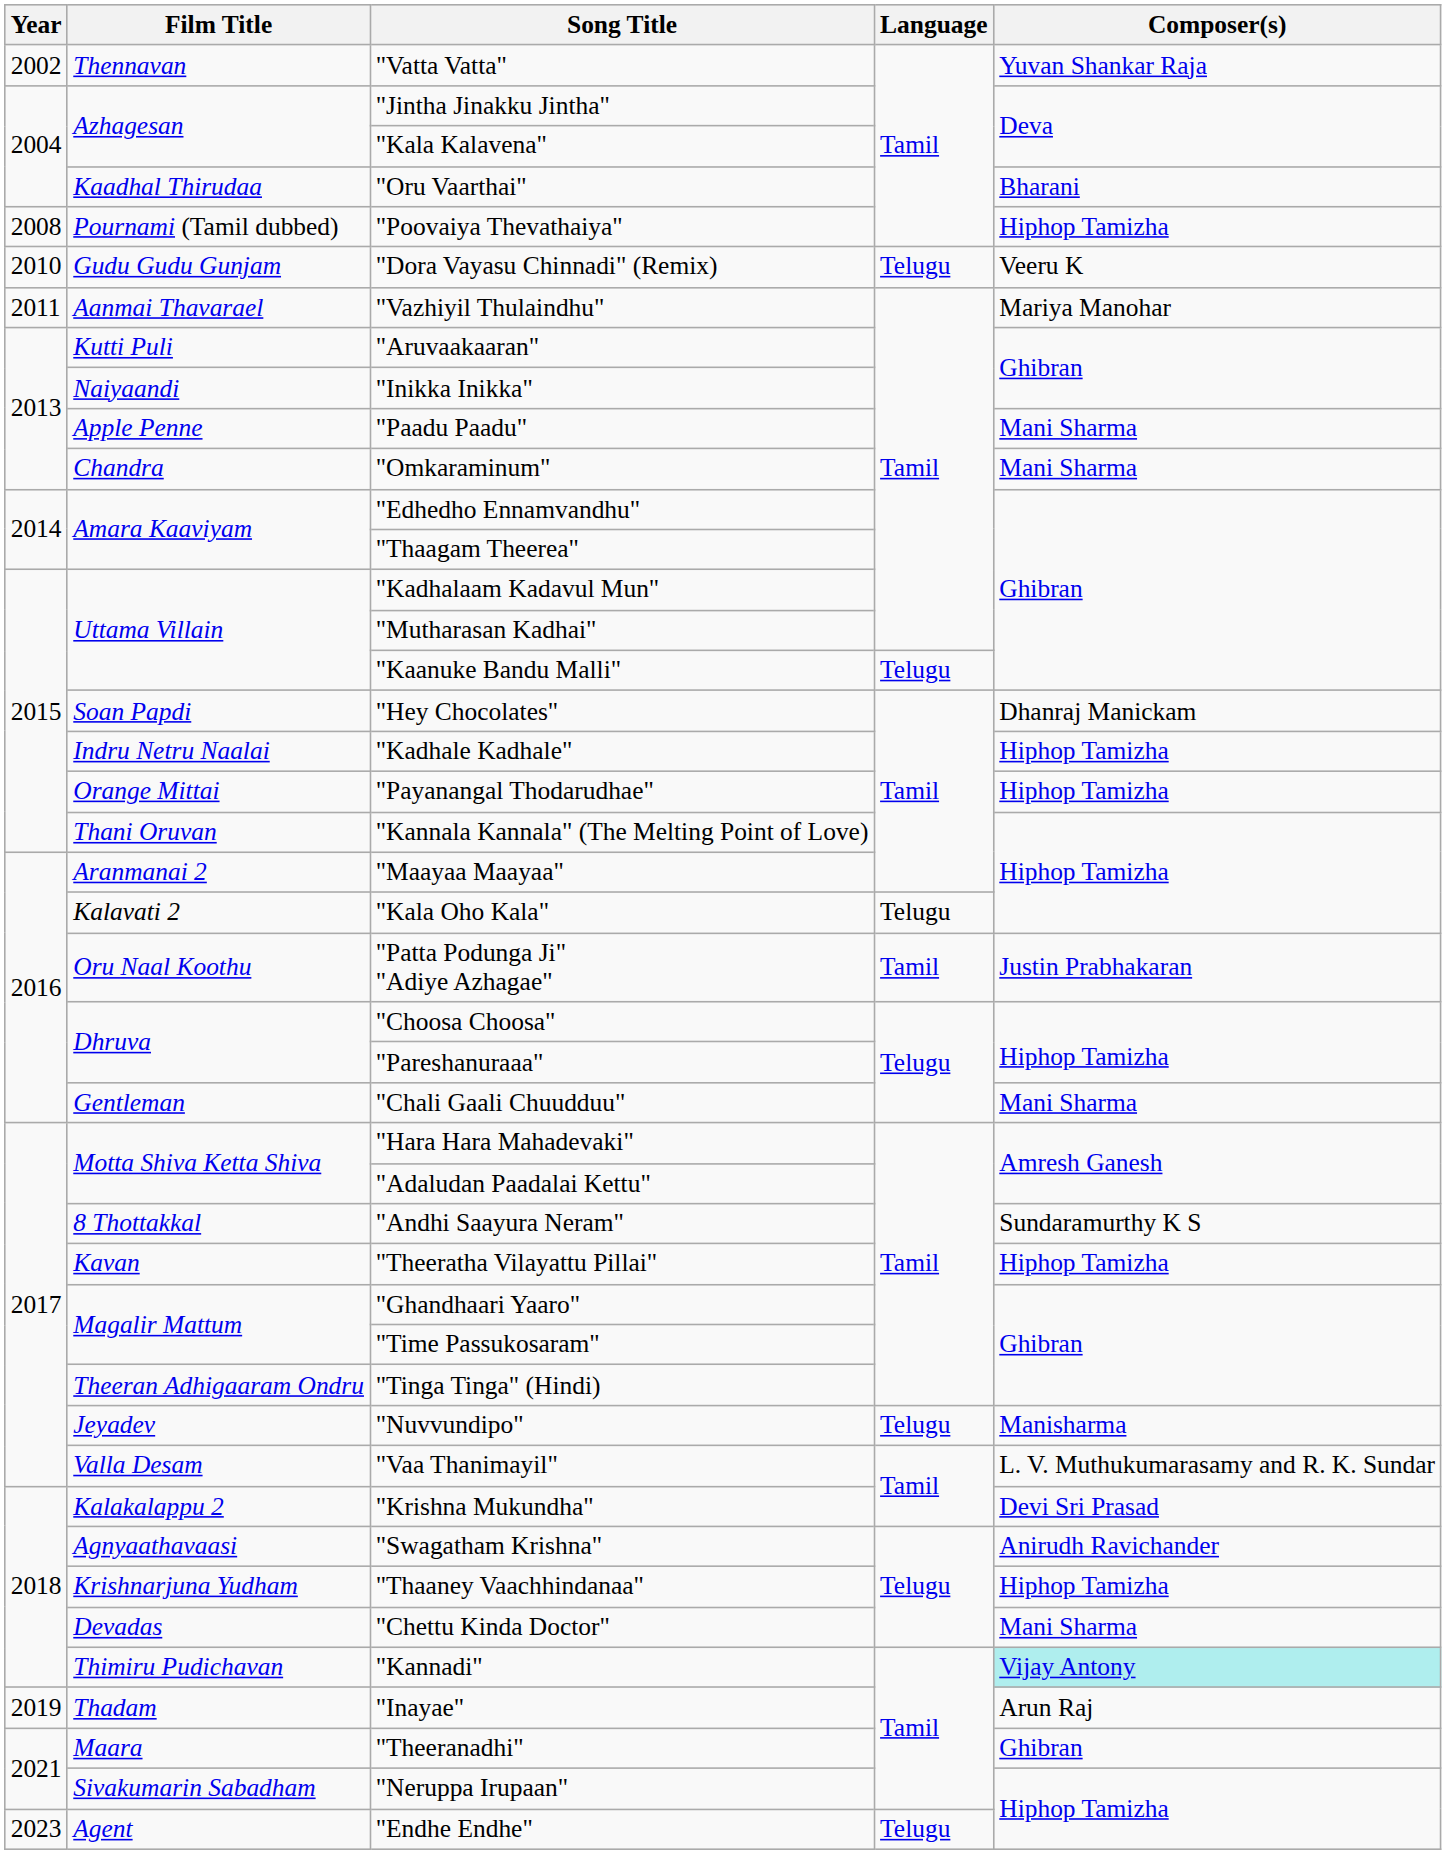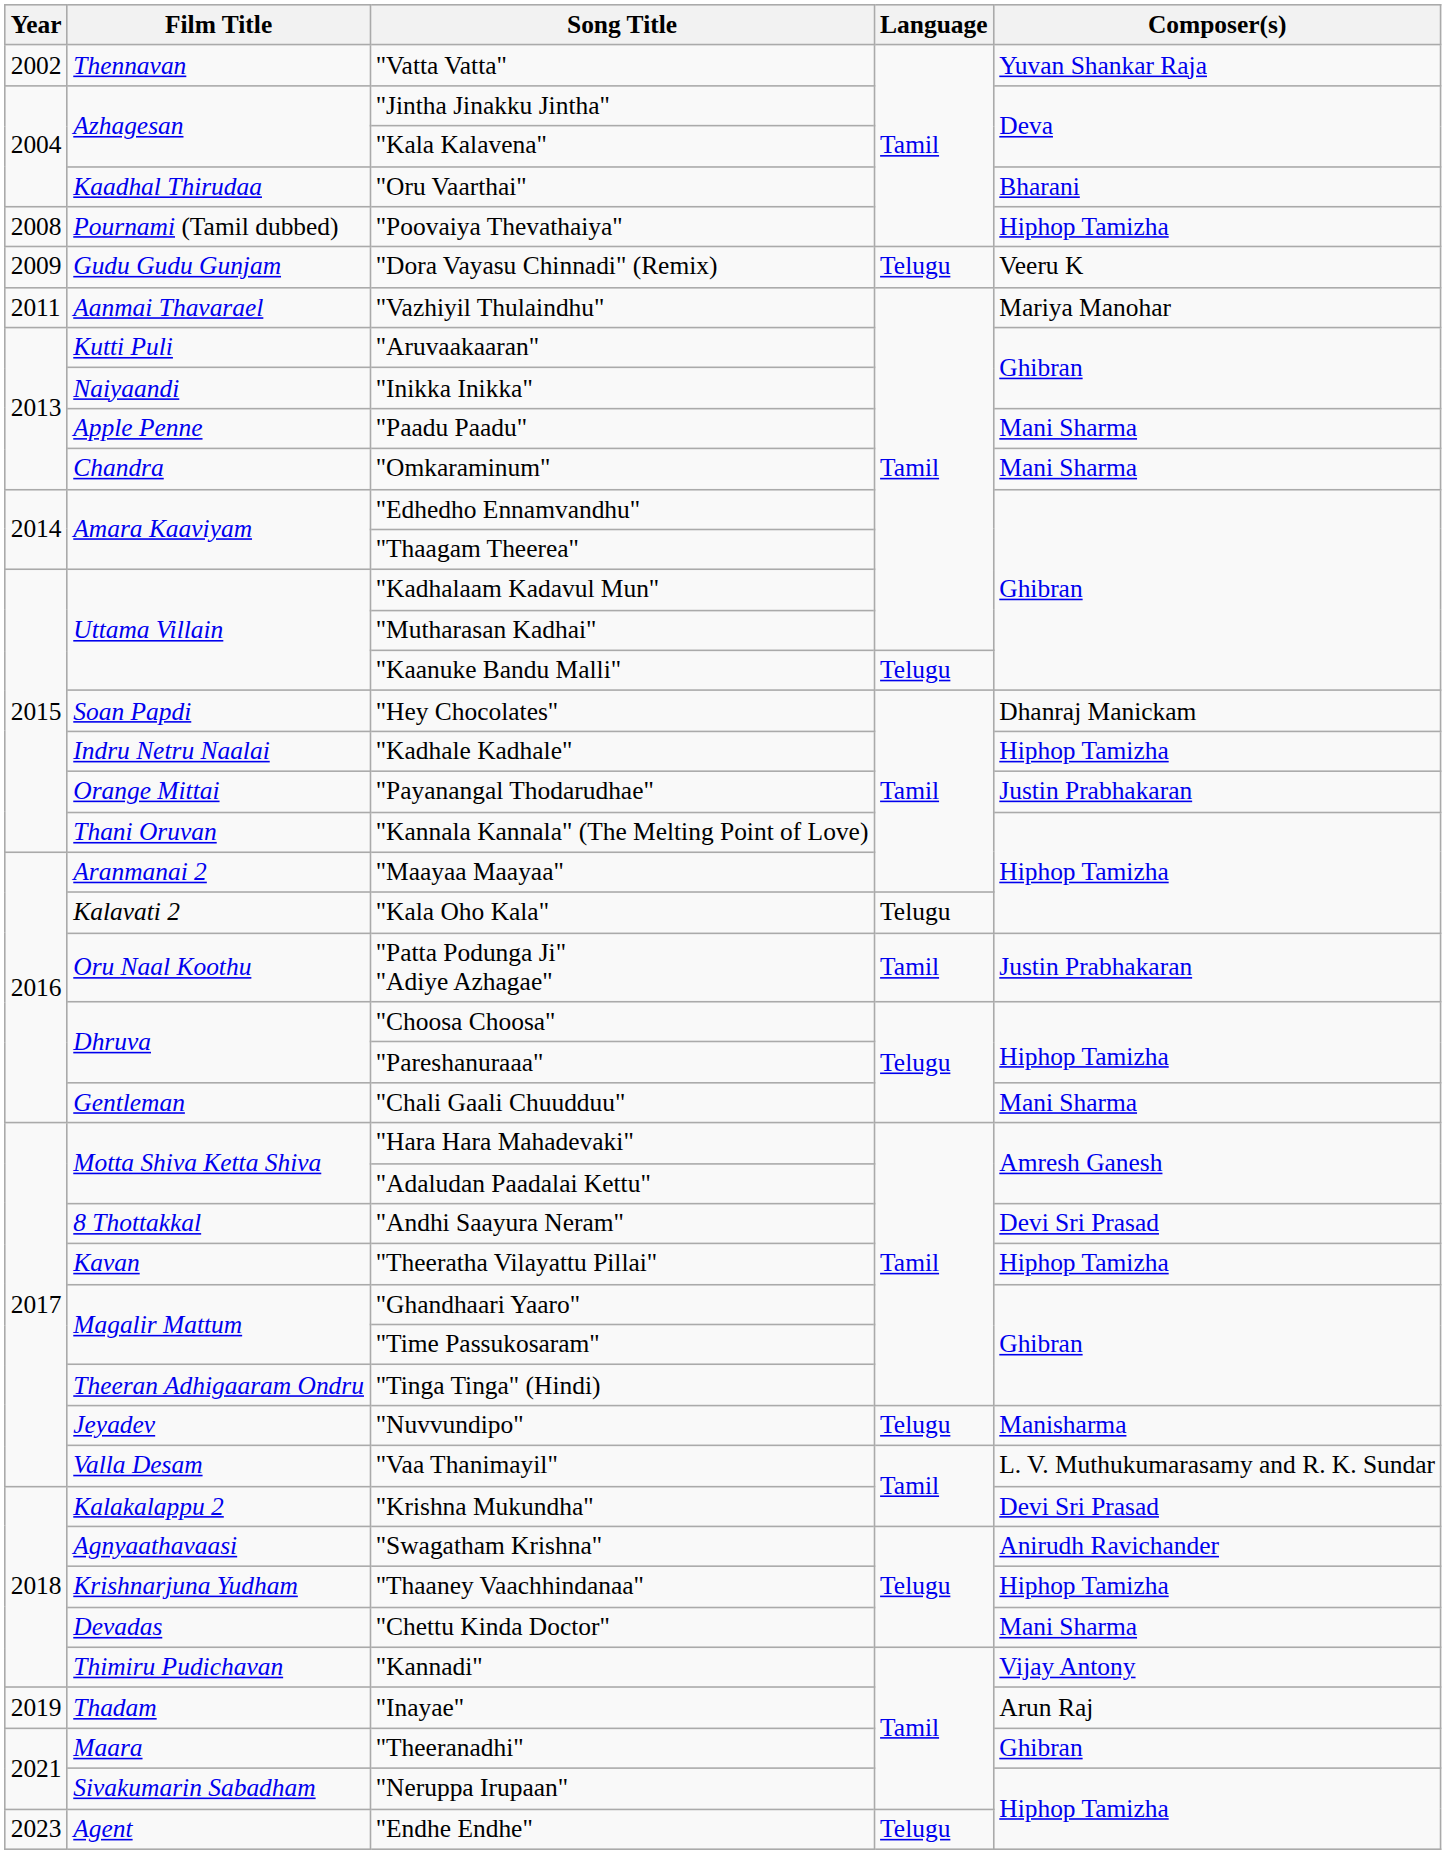(36, 266) 2010 -> (36, 266) 2009
(1084, 791) Hiphop Tamizha -> (1096, 791) Justin Prabhakaran
(1100, 1223) Sundaramurthy K S -> (1079, 1223) Devi Sri Prasad
(1067, 1667) paleturquoise background -> (1067, 1667) no background
